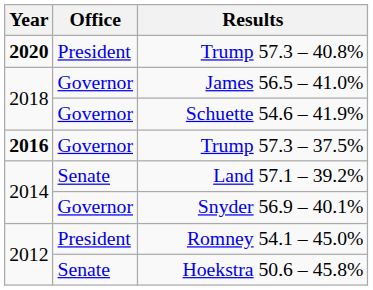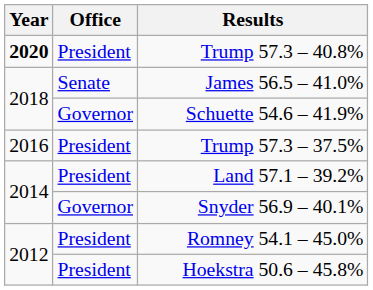(95, 82) Governor -> (84, 82) Senate
(29, 144) bold -> (29, 144) normal
(95, 144) Governor -> (94, 144) President
(84, 176) Senate -> (94, 176) President
(84, 269) Senate -> (94, 269) President
